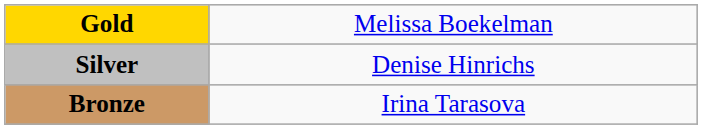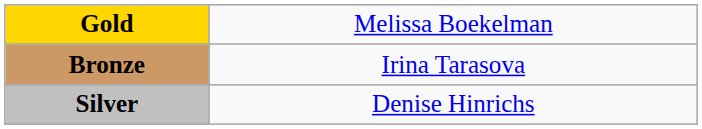rows swapped: (107, 64) <-> (107, 104)
